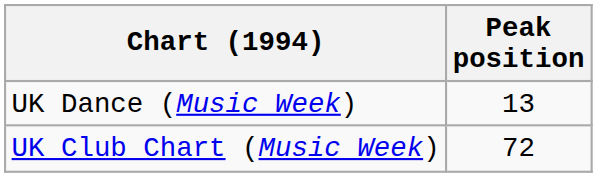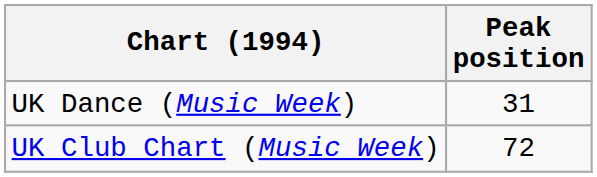(519, 104) 13 -> (519, 104) 31
